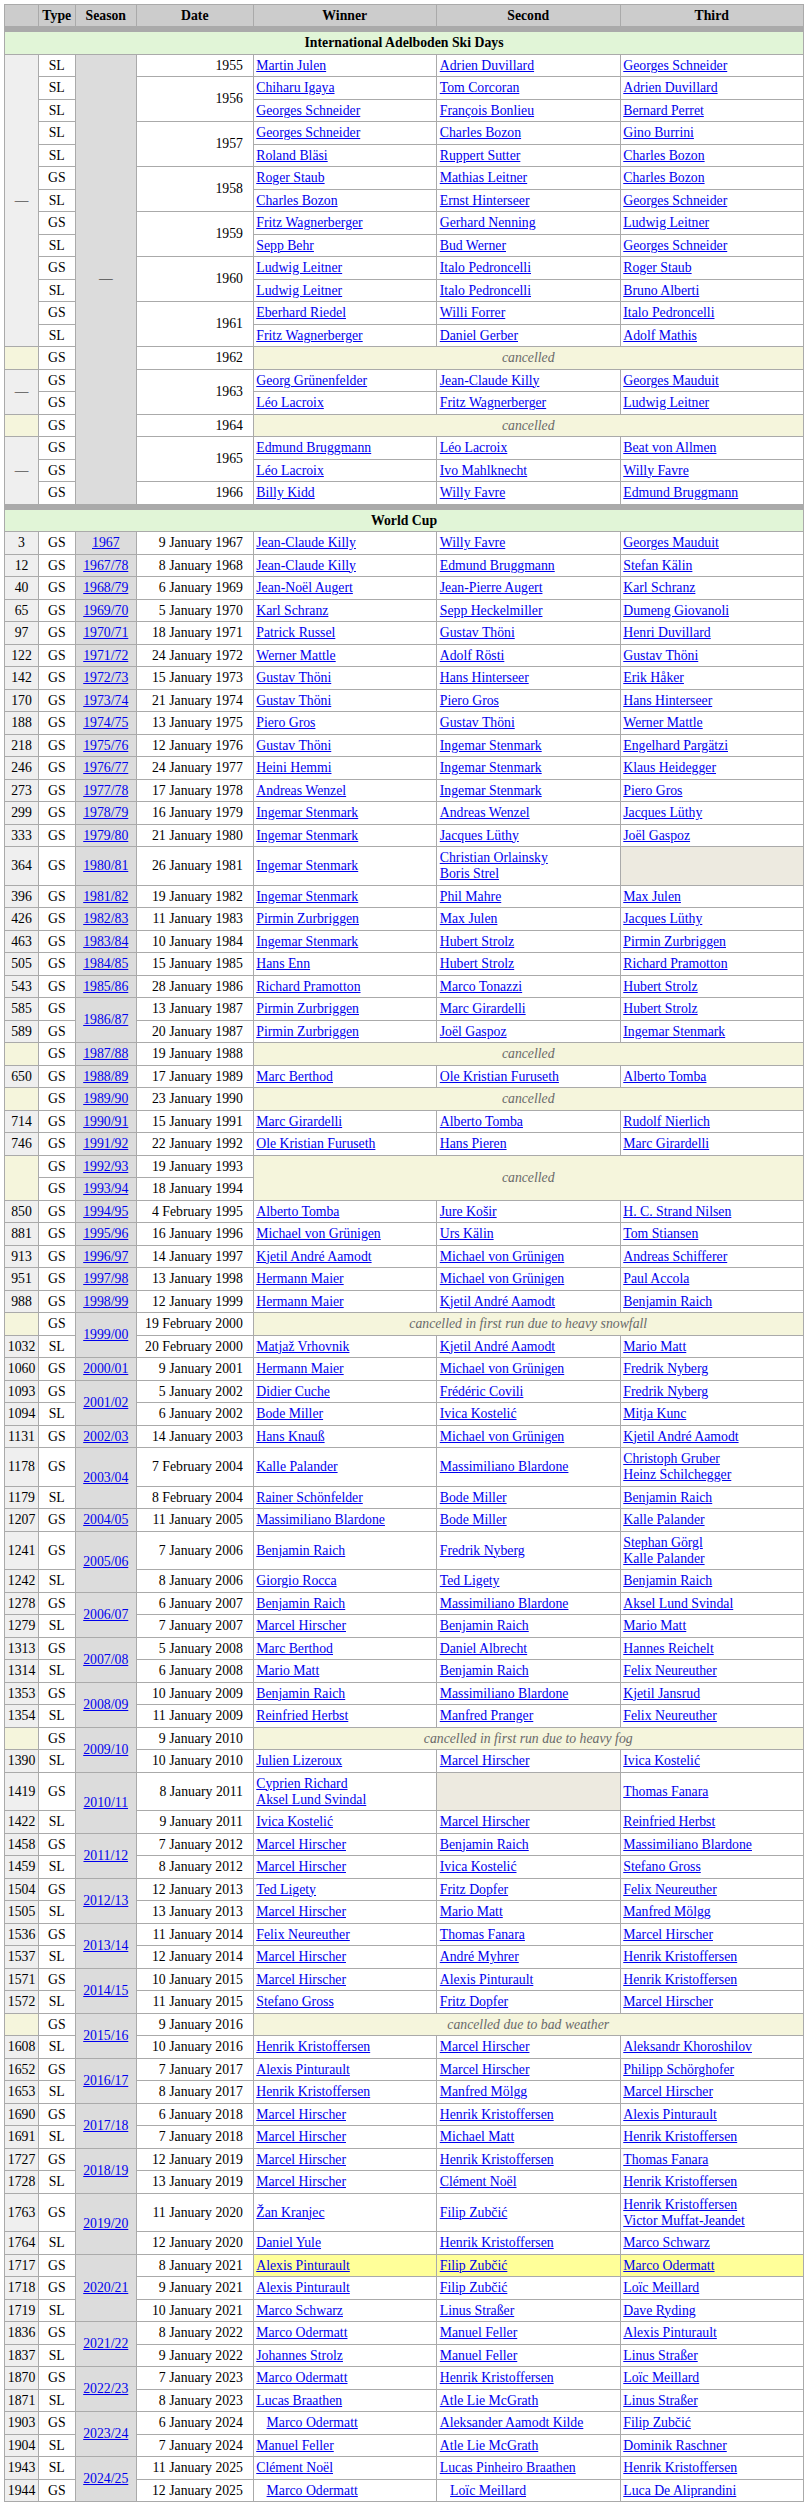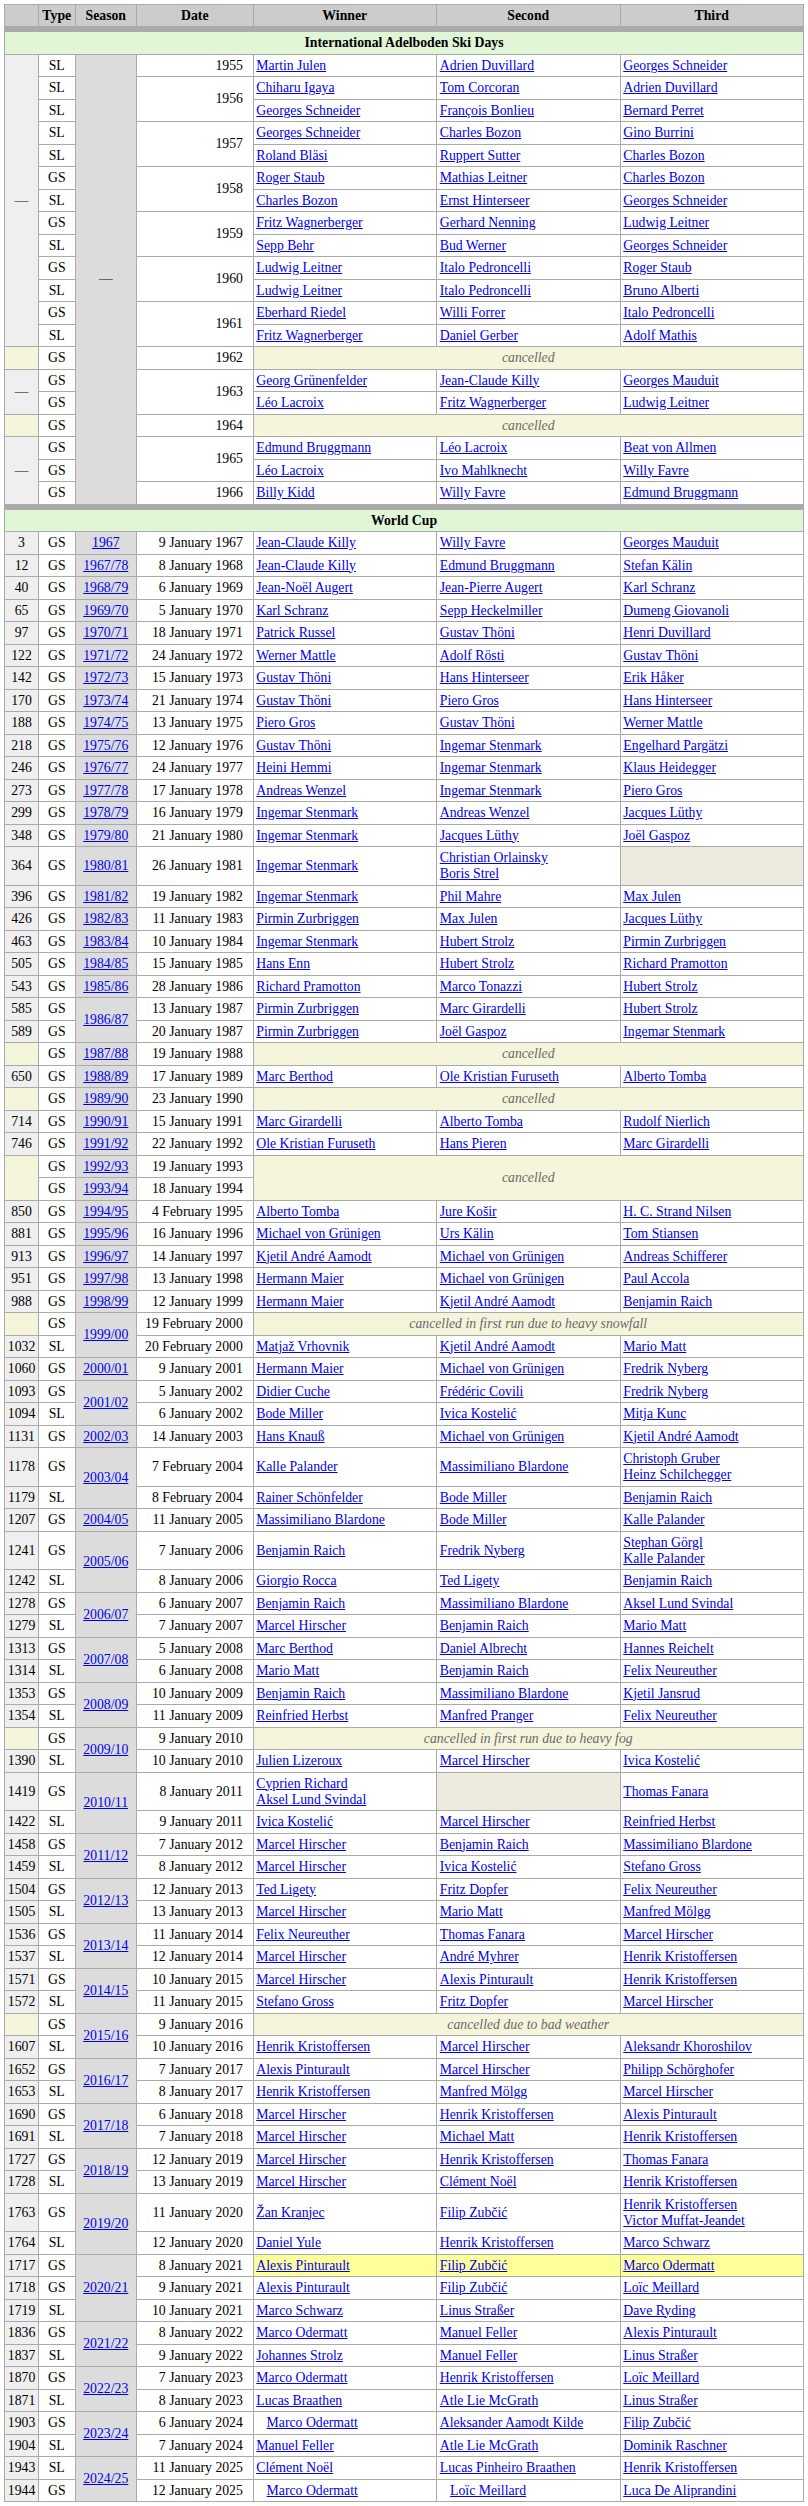(22, 835) 333 -> (22, 835) 348
(22, 2046) 1608 -> (22, 2046) 1607
